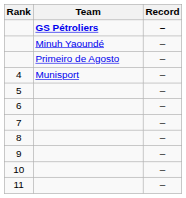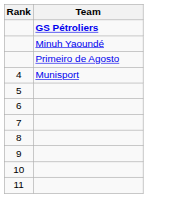- column: (162, 12)
